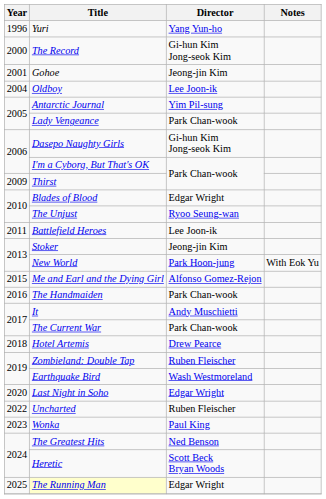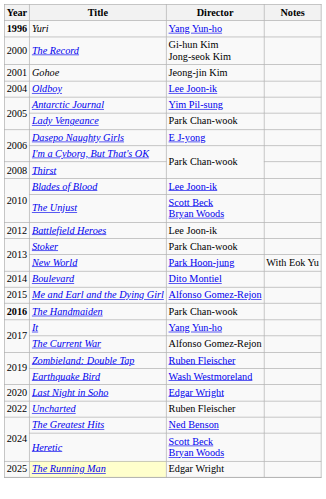(17, 28) normal -> (17, 28) bold
(200, 143) Gi-hun Kim Jong-seok Kim -> (187, 137) E J-yong
(17, 181) 2009 -> (17, 170) 2008
(196, 198) Edgar Wright -> (193, 186) Lee Joon-ik
(204, 214) Ryoo Seung-wan -> (196, 208) Scott Beck Bryan Woods
(17, 230) 2011 -> (17, 230) 2012
(198, 246) Jeong-jin Kim -> (203, 246) Park Chan-wook
+ row: (53, 279)
(17, 295) normal -> (17, 311) bold
(203, 311) Andy Muschietti -> (195, 327) Yang Yun-ho
(203, 327) Park Chan-wook -> (215, 344) Alfonso Gomez-Rejon
- row: (60, 344)
- row: (46, 425)
